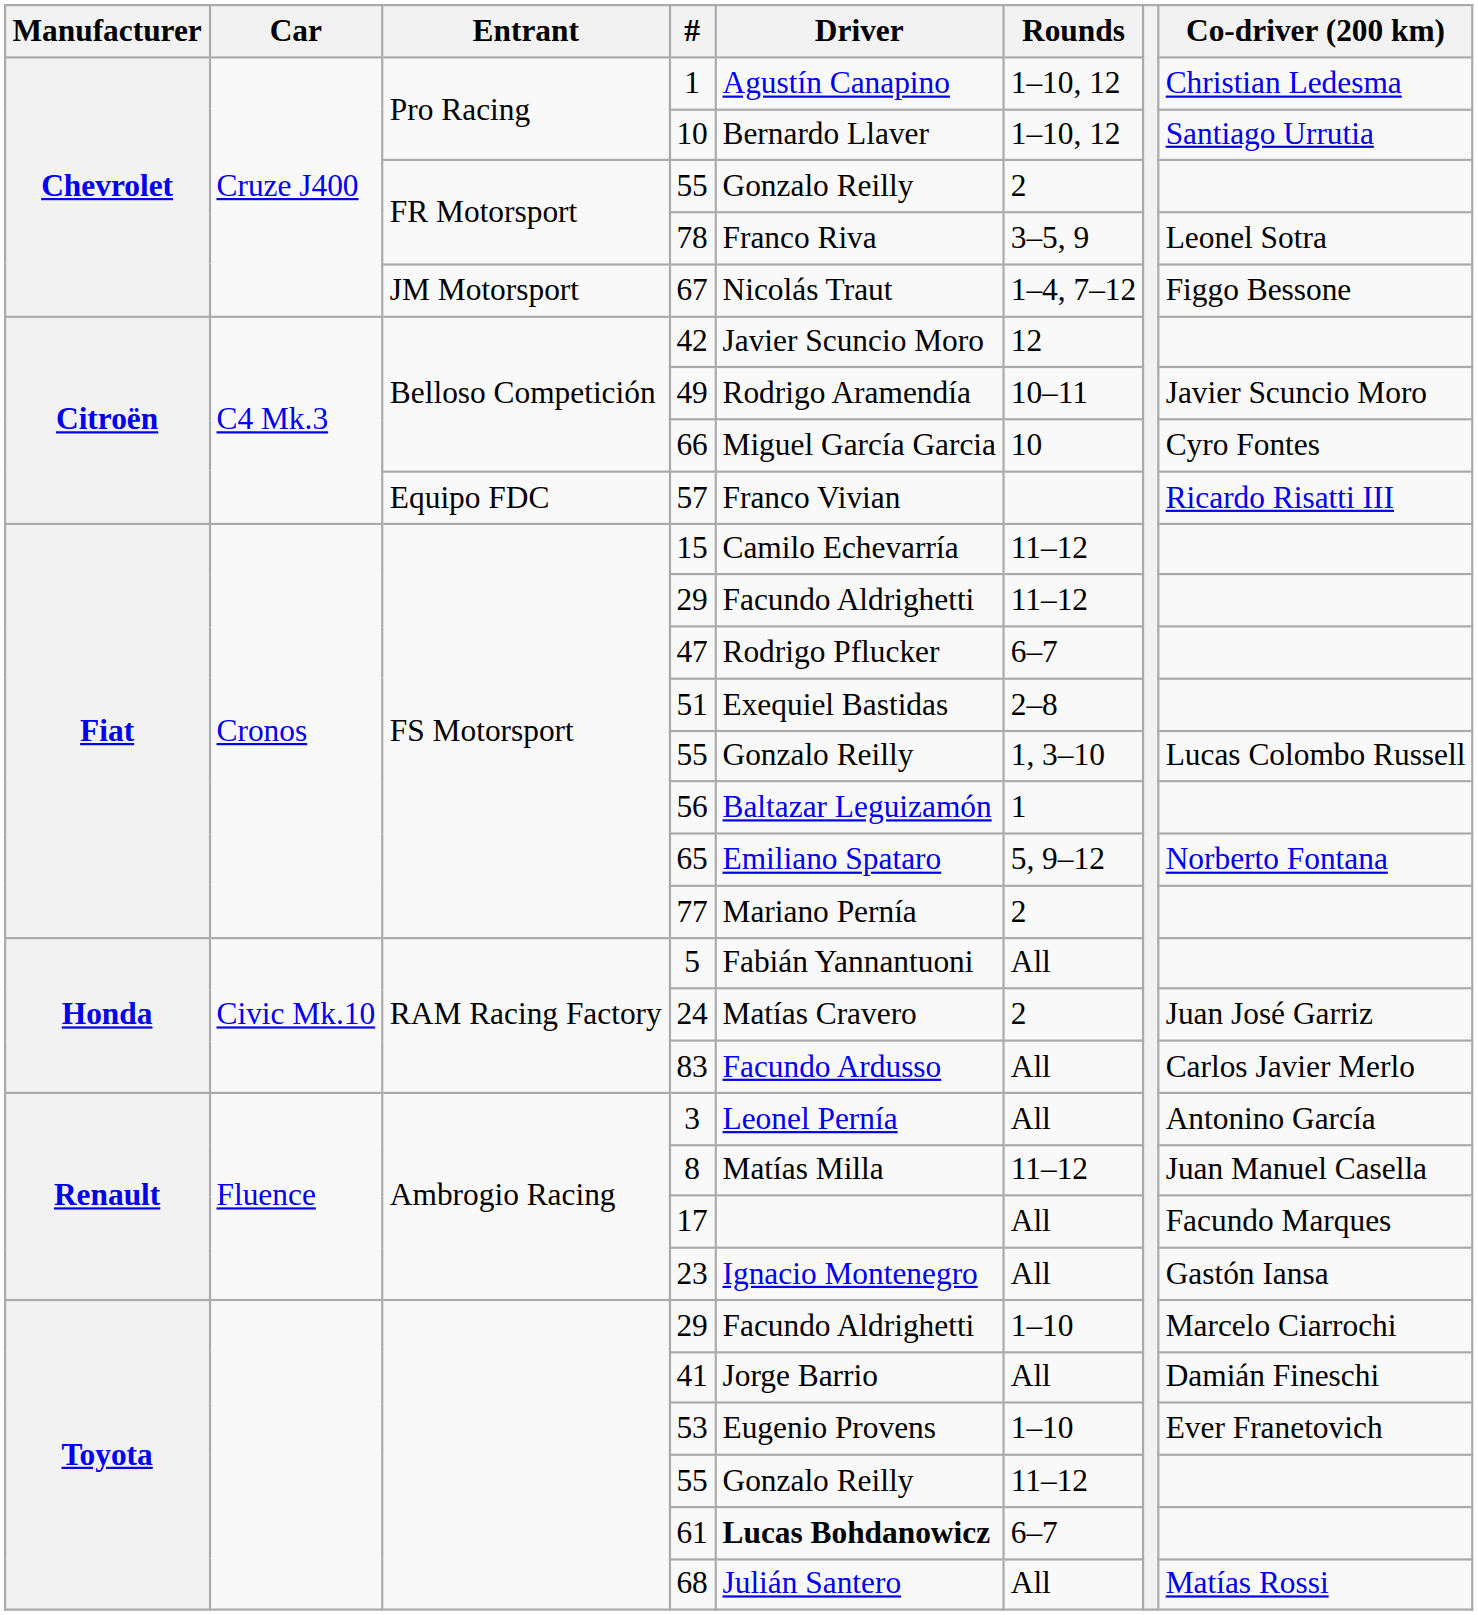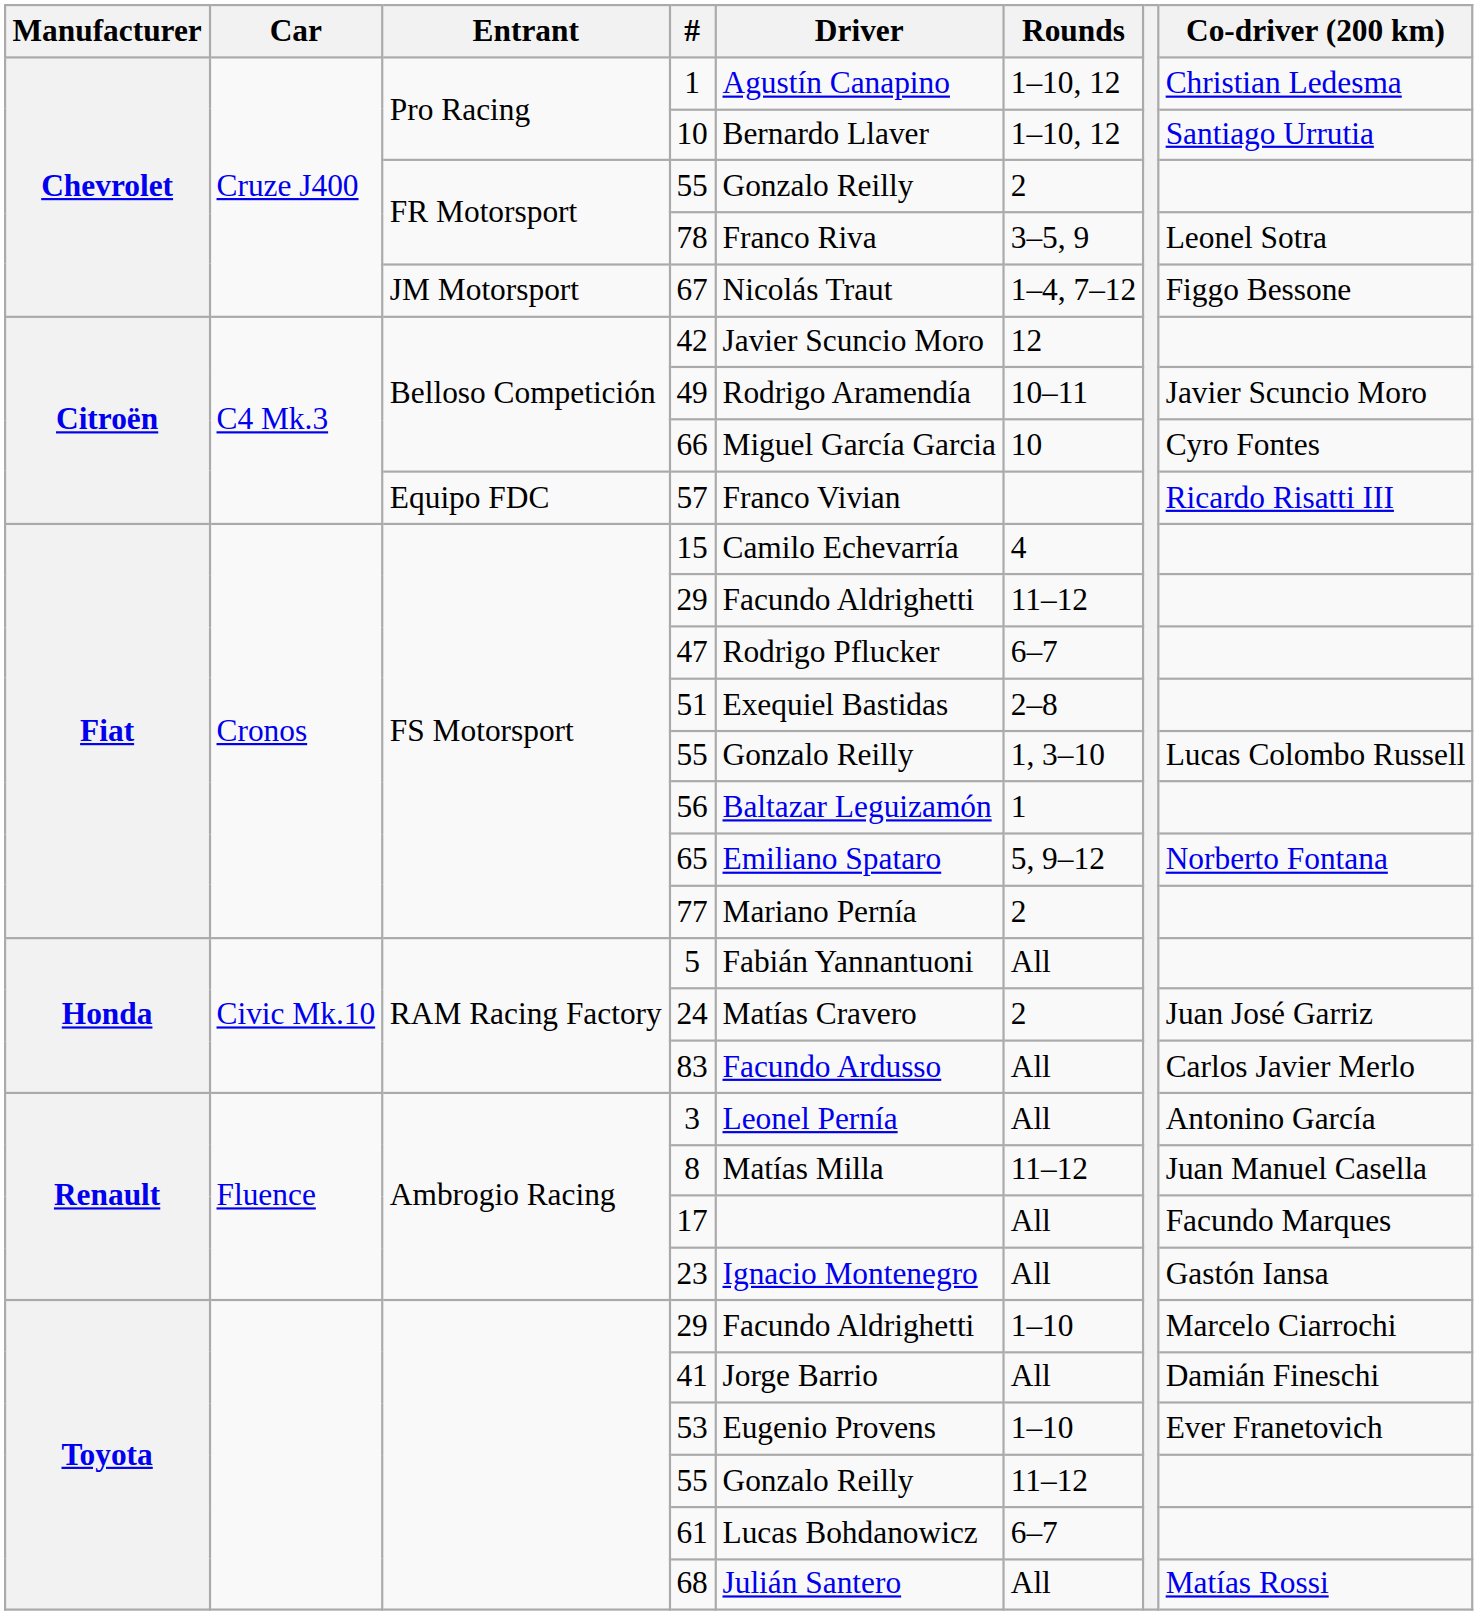(1049, 548) 11–12 -> (1019, 548) 4
(856, 1532) bold -> (850, 1532) normal
